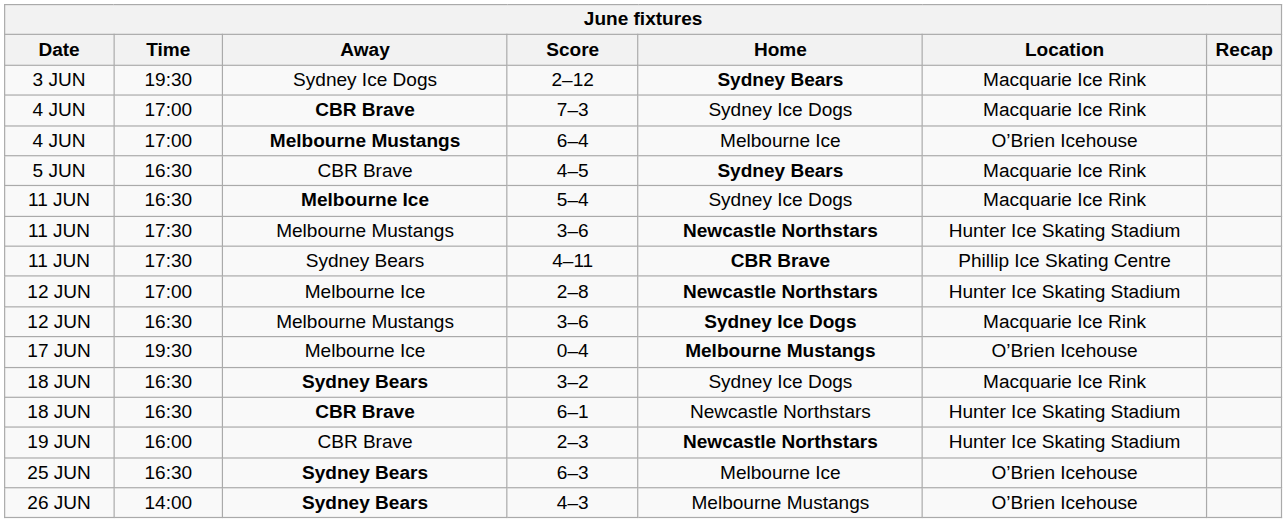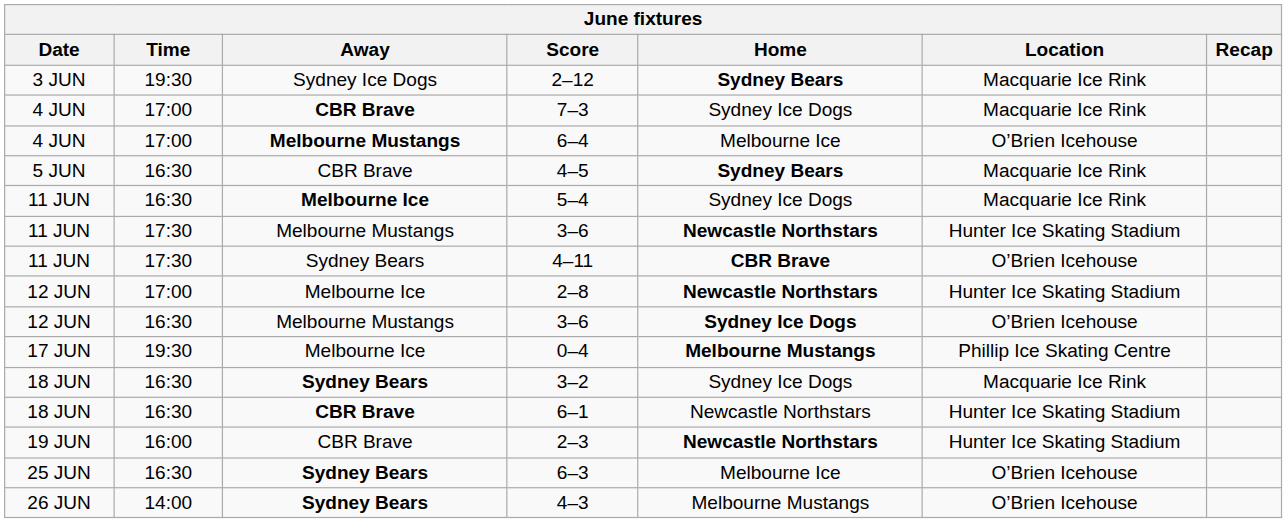(1065, 261) Phillip Ice Skating Centre -> (1065, 261) O’Brien Icehouse
(1065, 321) Macquarie Ice Rink -> (1065, 321) O’Brien Icehouse
(1065, 351) O’Brien Icehouse -> (1065, 351) Phillip Ice Skating Centre
